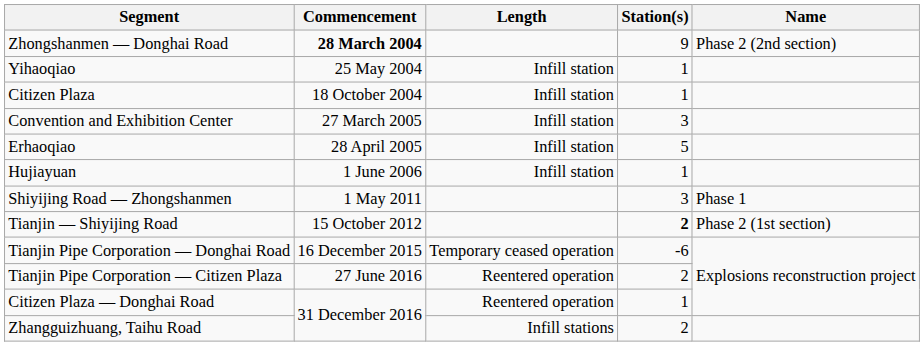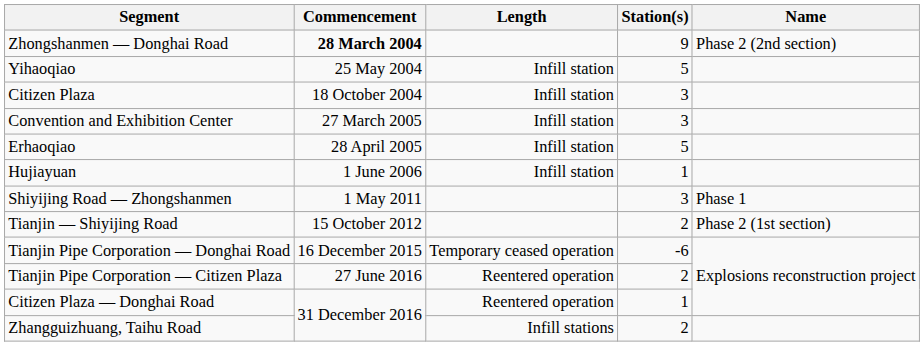(684, 69) 1 -> (684, 69) 5
(684, 95) 1 -> (684, 95) 3
(684, 224) bold -> (684, 224) normal
